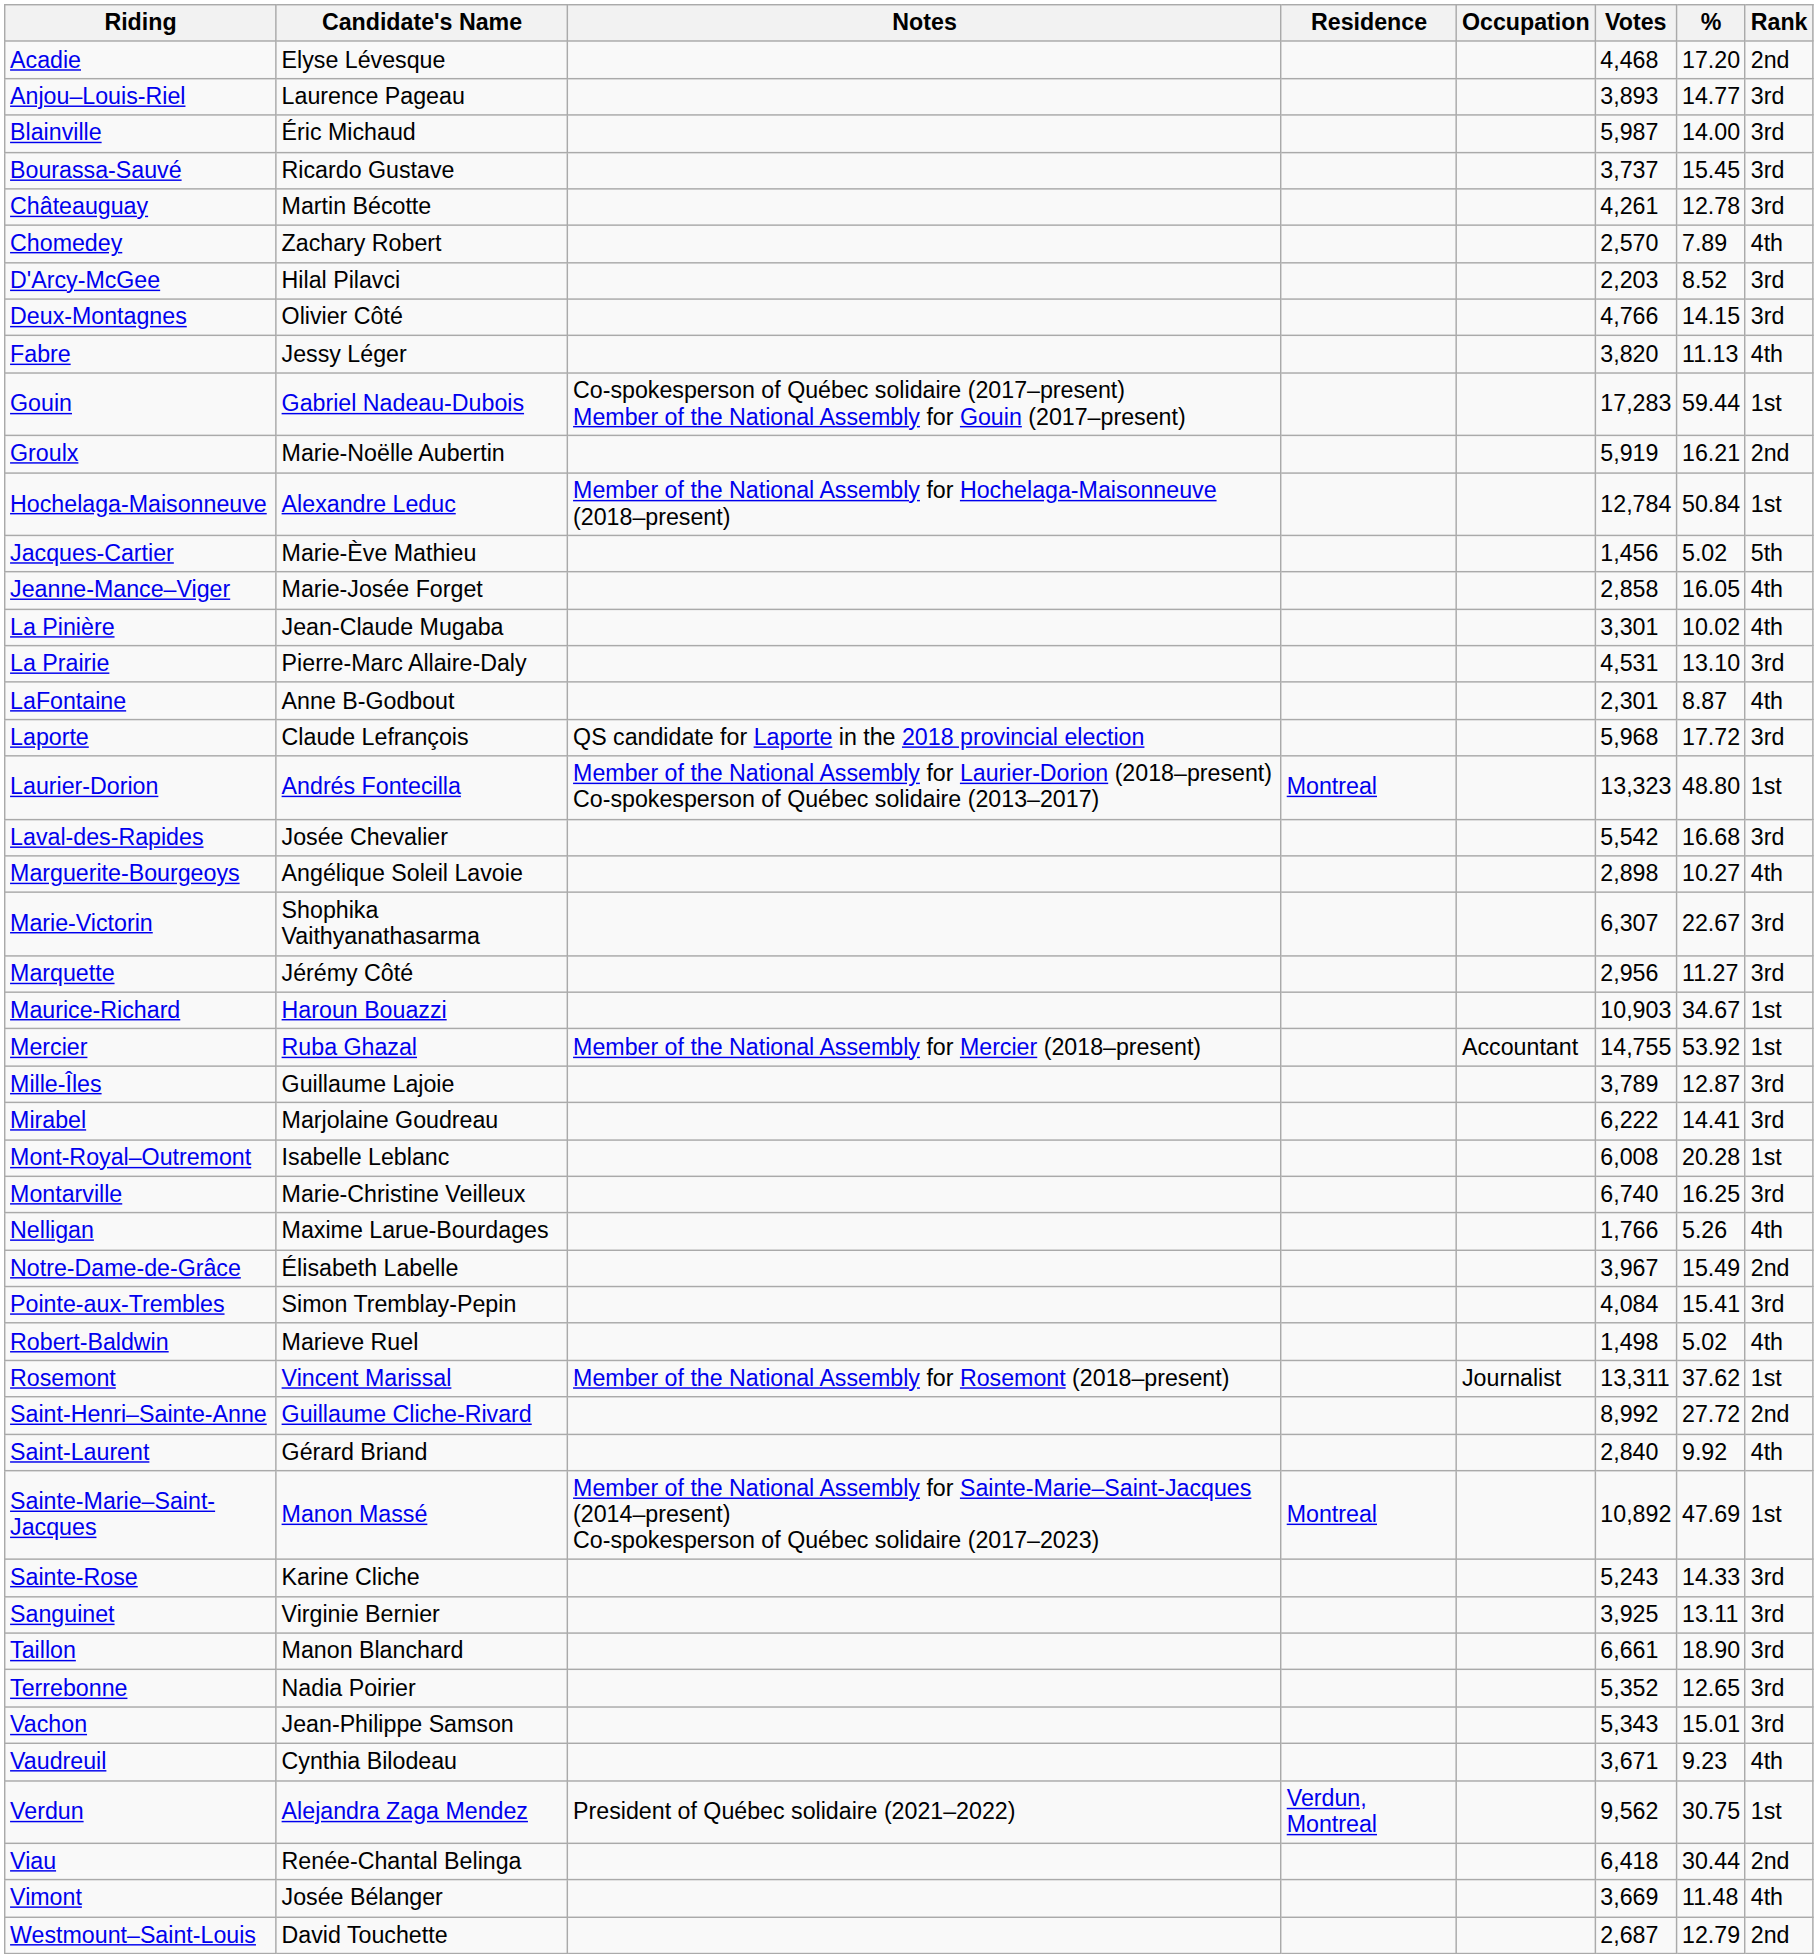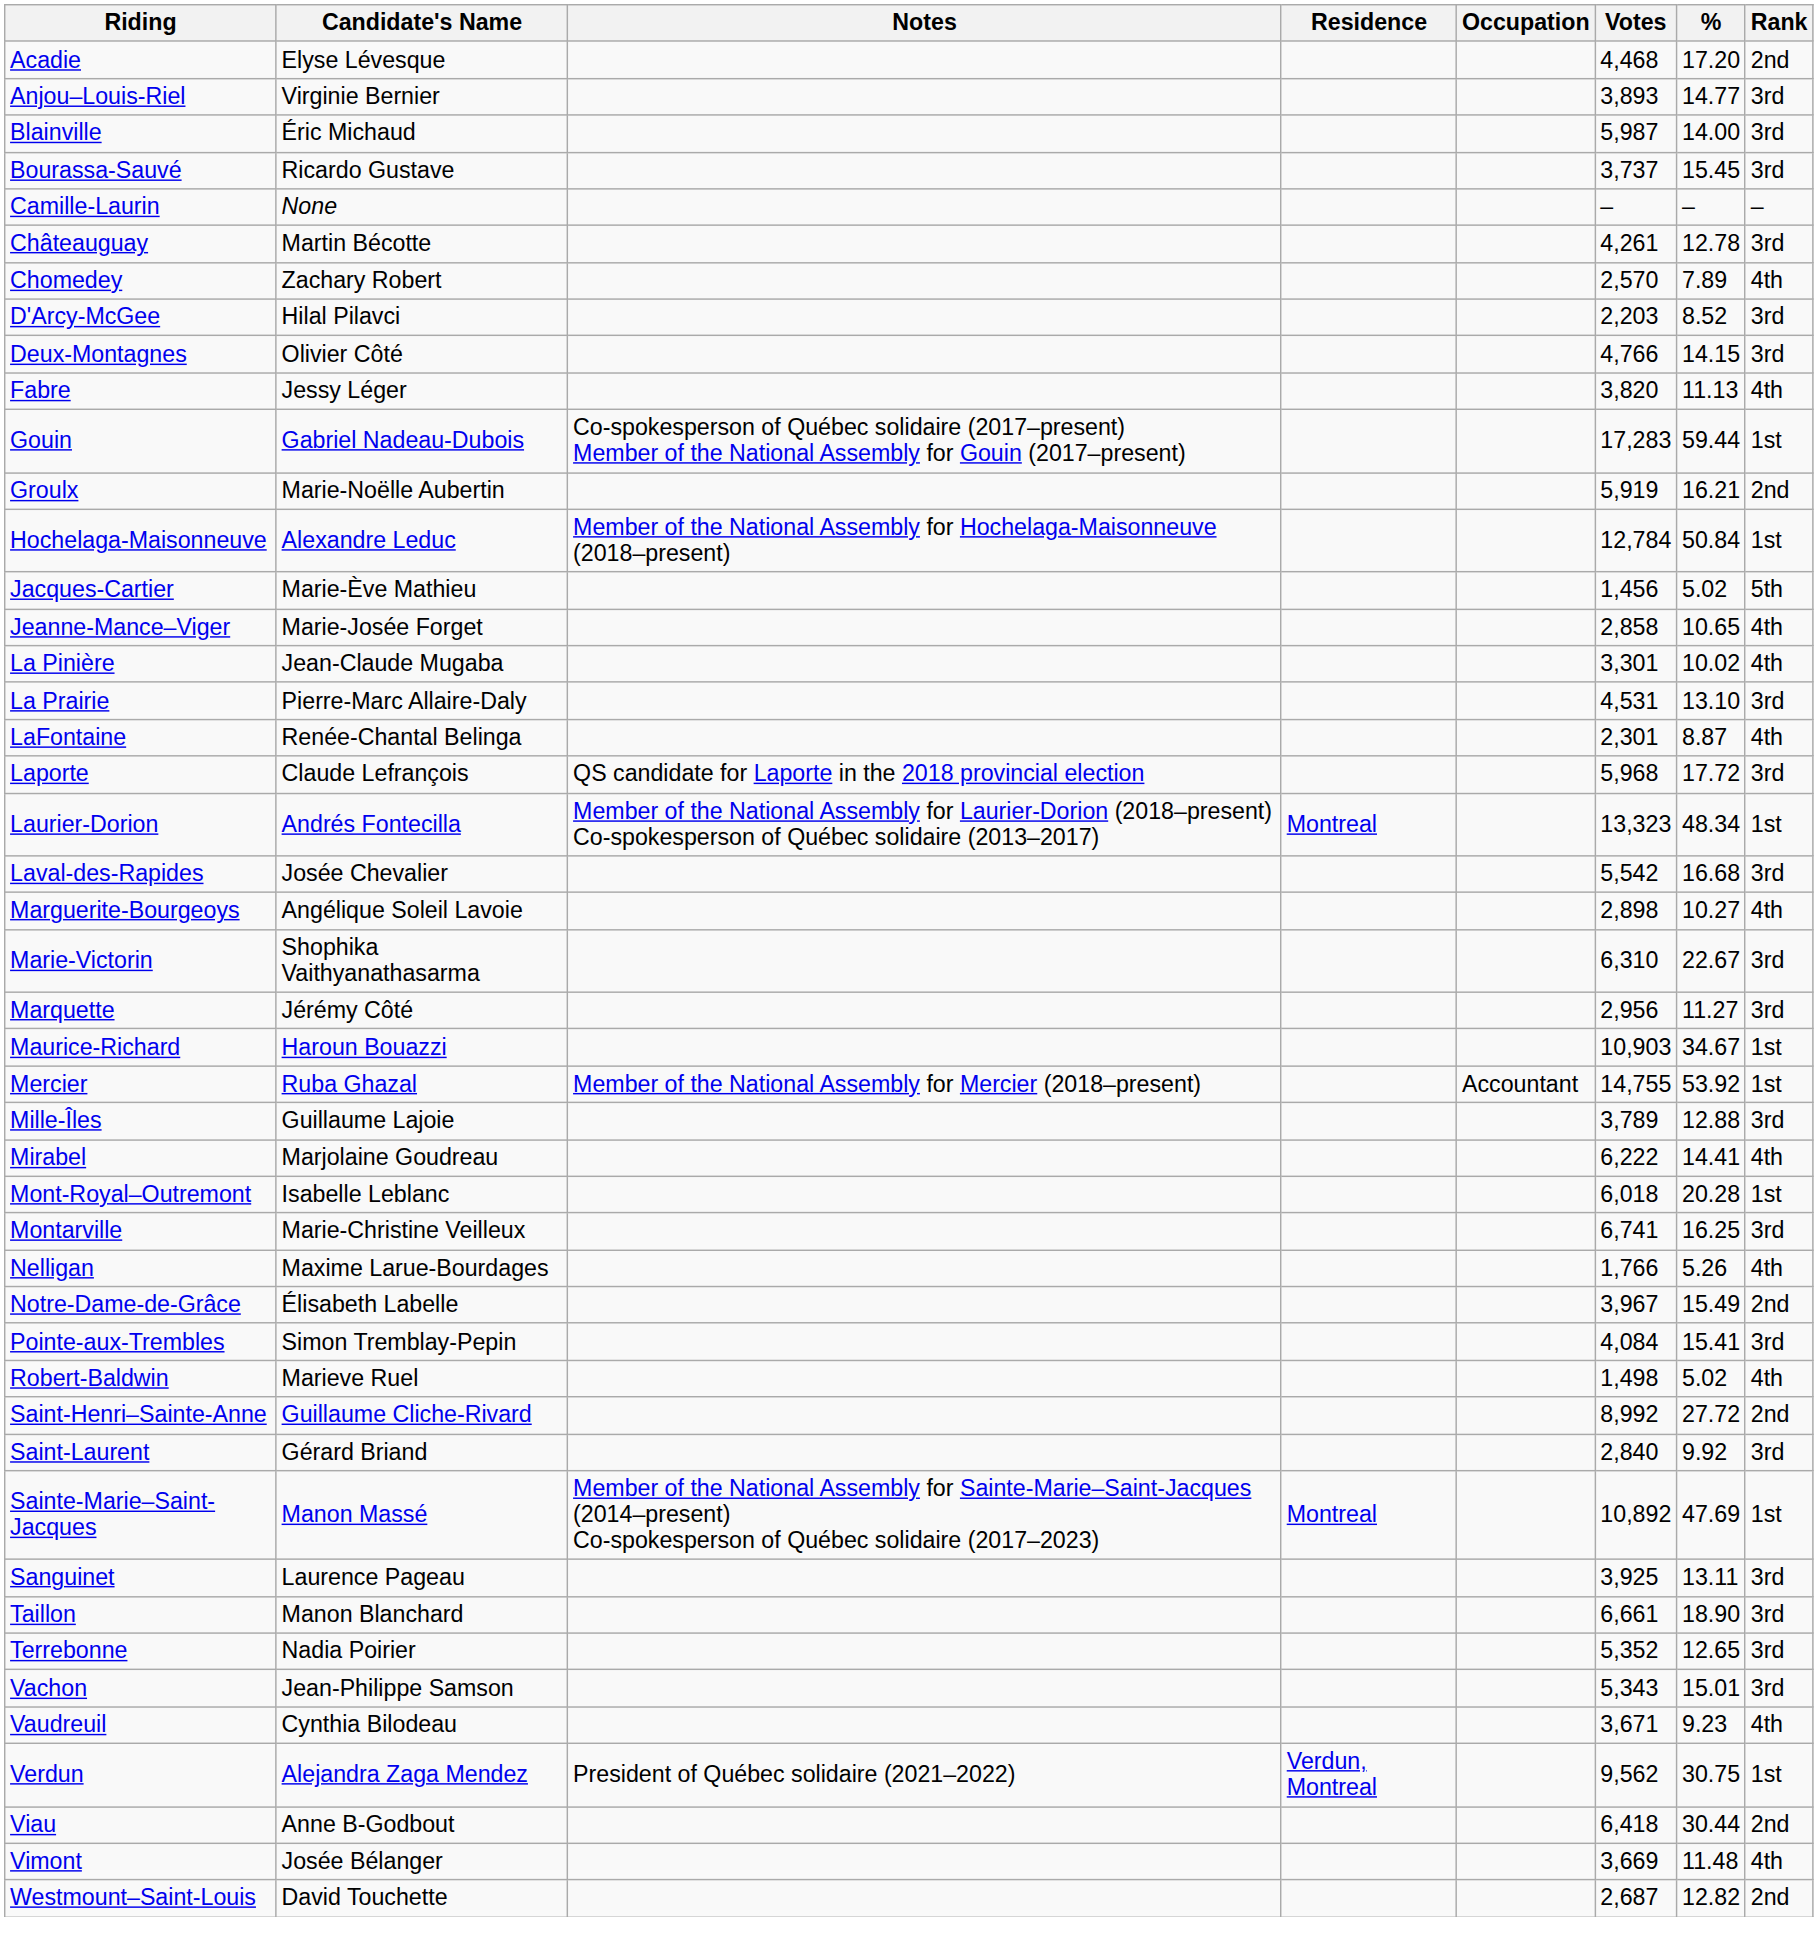(373, 96) Laurence Pageau -> (361, 96) Virginie Bernier
+ row: (85, 206)
(1711, 590) 16.05 -> (1711, 627) 10.65
(368, 700) Anne B-Godbout -> (402, 737) Renée-Chantal Belinga
(1711, 787) 48.80 -> (1711, 824) 48.34
(1629, 923) 6,307 -> (1629, 960) 6,310
(1711, 1083) 12.87 -> (1711, 1120) 12.88
(1768, 1120) 3rd -> (1767, 1157) 4th
(1629, 1157) 6,008 -> (1629, 1194) 6,018
(1629, 1194) 6,740 -> (1629, 1231) 6,741
- row: (63, 1378)
(1767, 1451) 4th -> (1768, 1451) 3rd
- row: (74, 1577)
(361, 1614) Virginie Bernier -> (373, 1577) Laurence Pageau
(402, 1861) Renée-Chantal Belinga -> (368, 1824) Anne B-Godbout
(1711, 1934) 12.79 -> (1711, 1898) 12.82
